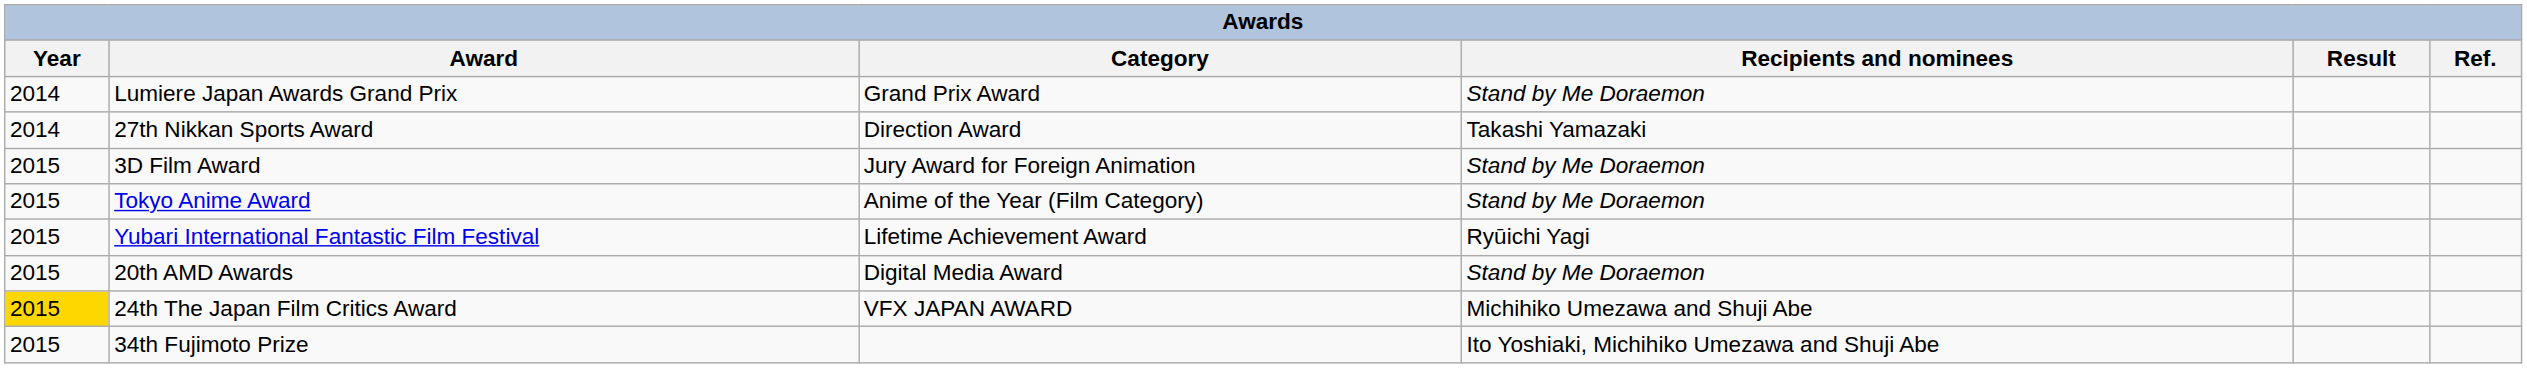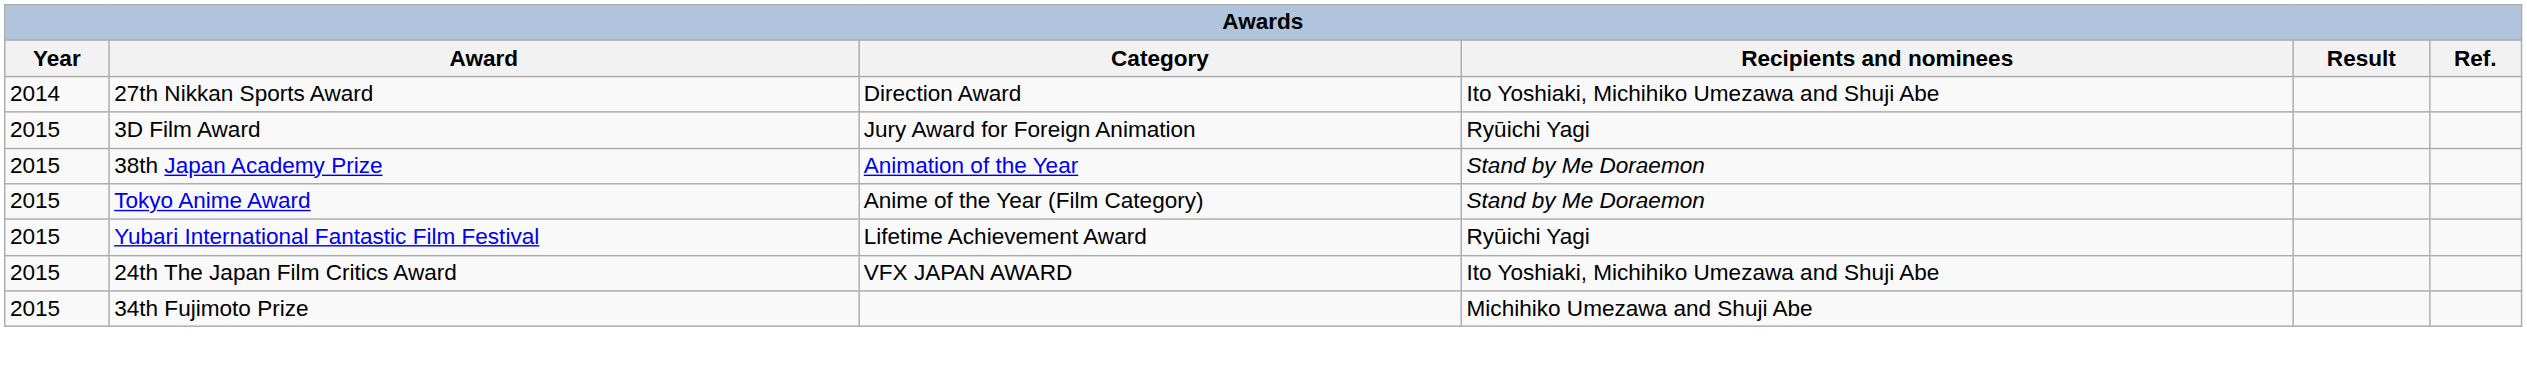- row: (286, 93)
(1556, 129) Takashi Yamazaki -> (1703, 93) Ito Yoshiaki, Michihiko Umezawa and Shuji Abe
(1586, 165) Stand by Me Doraemon -> (1528, 129) Ryūichi Yagi
+ row: (248, 165)
- row: (204, 272)
(35, 308) gold background -> (35, 272) no background
(1640, 308) Michihiko Umezawa and Shuji Abe -> (1703, 272) Ito Yoshiaki, Michihiko Umezawa and Shuji Abe
(1703, 344) Ito Yoshiaki, Michihiko Umezawa and Shuji Abe -> (1640, 308) Michihiko Umezawa and Shuji Abe
